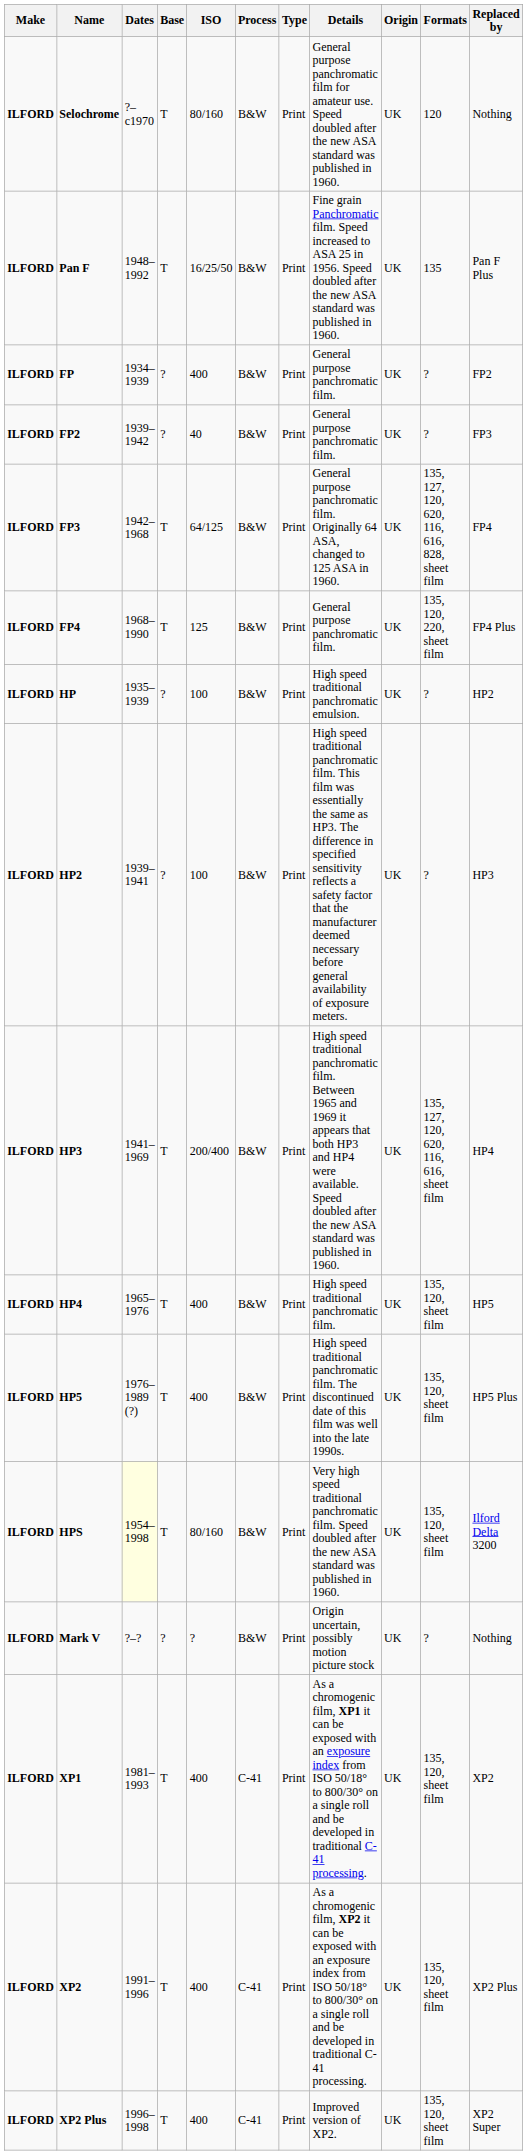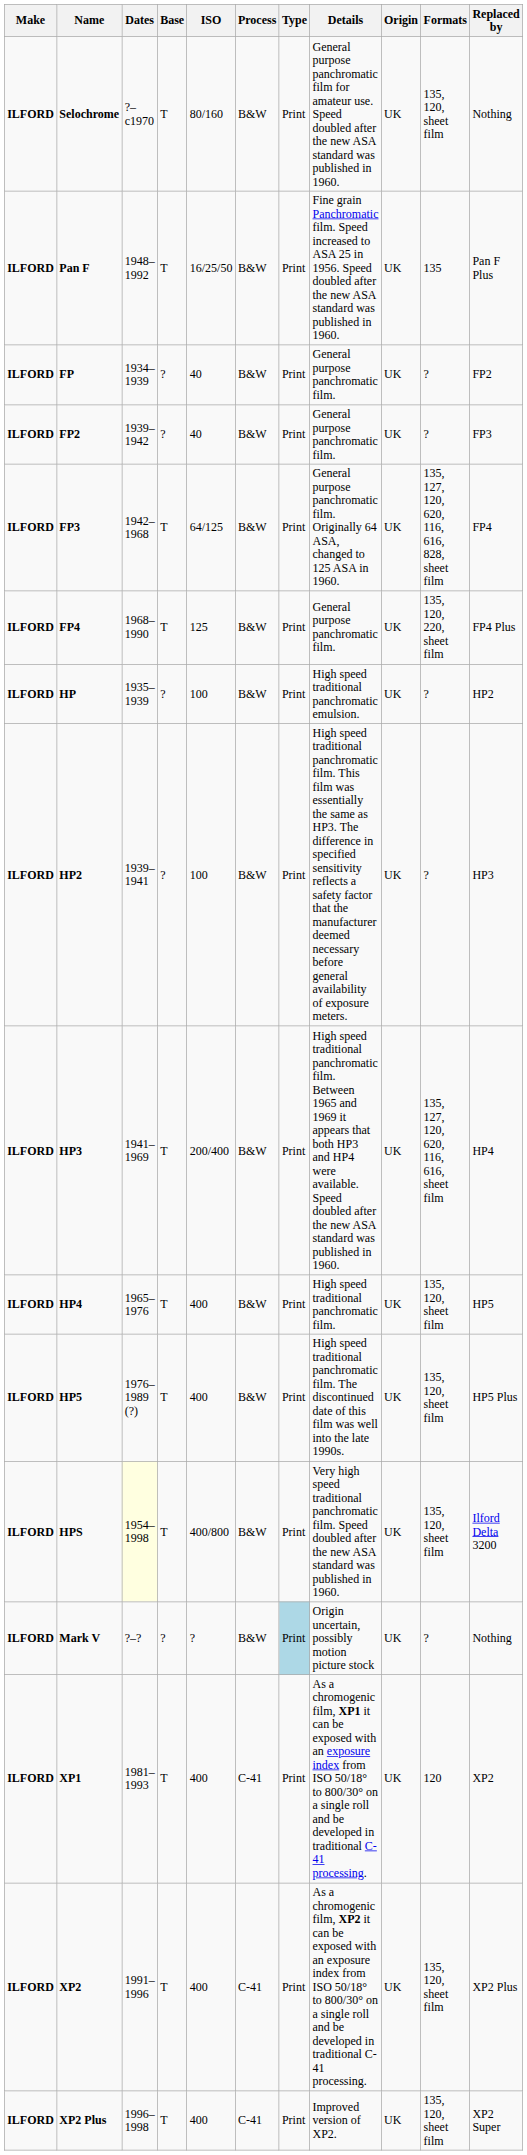(433, 114) 120 -> (436, 114) 135, 120, sheet film
(199, 374) 400 -> (196, 374) 40
(206, 1531) 80/160 -> (209, 1531) 400/800
(294, 1638) no background -> (294, 1638) lightblue background
(436, 1778) 135, 120, sheet film -> (433, 1778) 120
